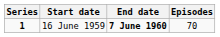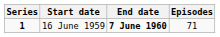(192, 26) 70 -> (192, 26) 71
